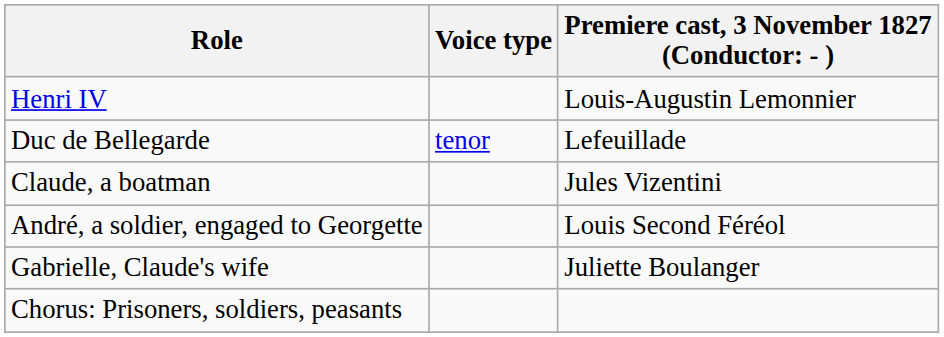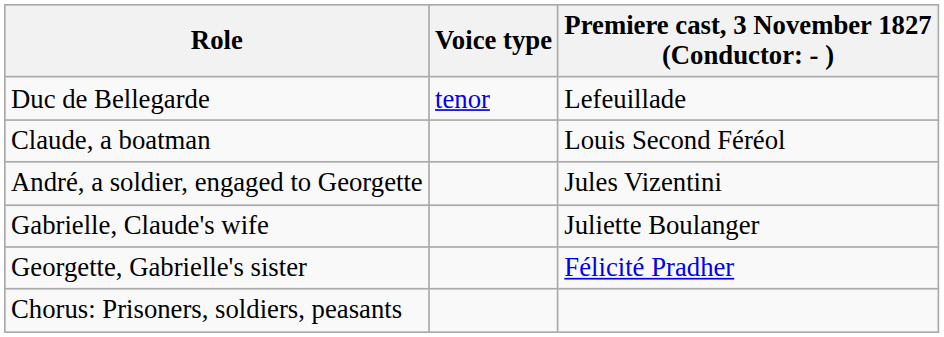- row: (59, 98)
(643, 182) Jules Vizentini -> (675, 140) Louis Second Féréol
(675, 225) Louis Second Féréol -> (643, 182) Jules Vizentini
+ row: (159, 267)
